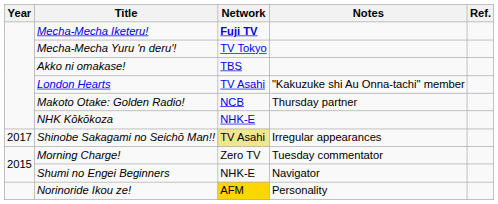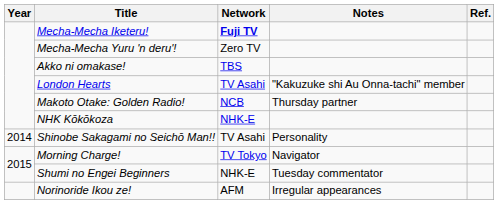(243, 48) TV Tokyo -> (240, 48) Zero TV
(19, 137) 2017 -> (19, 137) 2014
(243, 137) khaki background -> (243, 137) no background
(327, 137) Irregular appearances -> (300, 137) Personality
(240, 155) Zero TV -> (243, 155) TV Tokyo
(327, 155) Tuesday commentator -> (296, 155) Navigator
(296, 173) Navigator -> (327, 173) Tuesday commentator
(232, 191) gold background -> (232, 191) no background
(300, 191) Personality -> (327, 191) Irregular appearances
